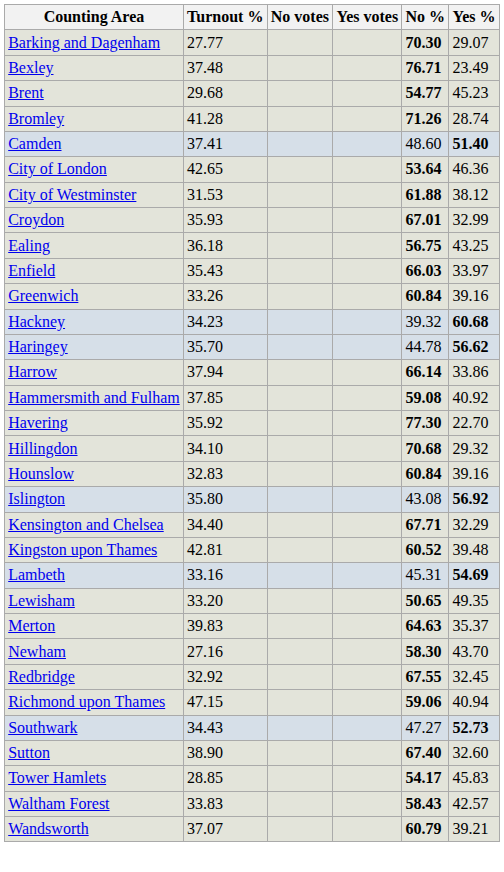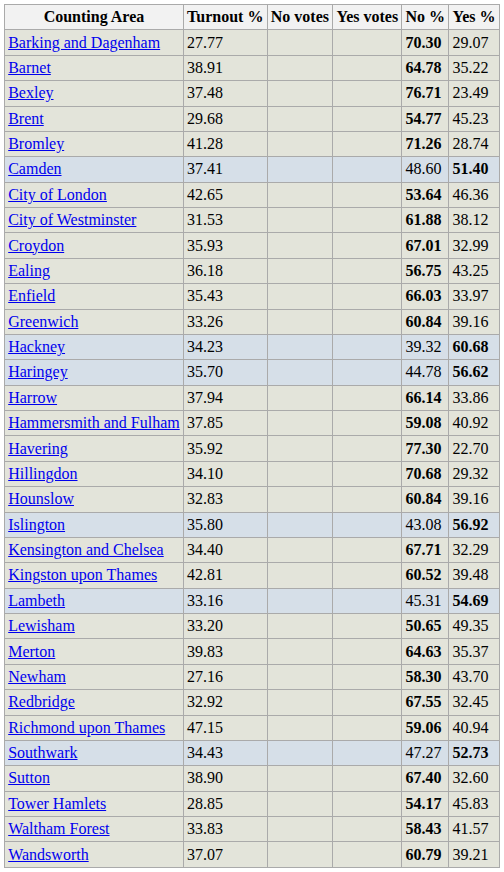+ row: (30, 67)
(470, 803) 42.57 -> (470, 829) 41.57
